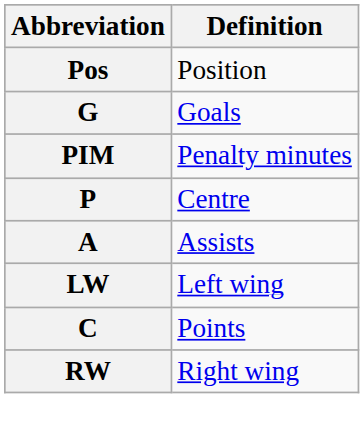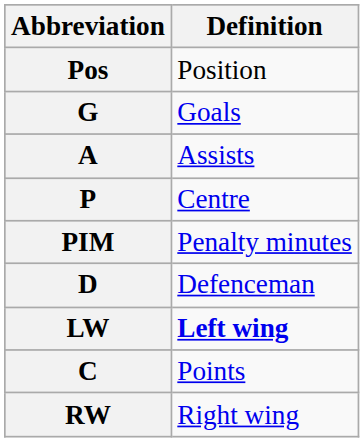rows swapped: (88, 241) <-> (88, 155)
+ row: (88, 284)
(231, 284) normal -> (233, 328) bold
